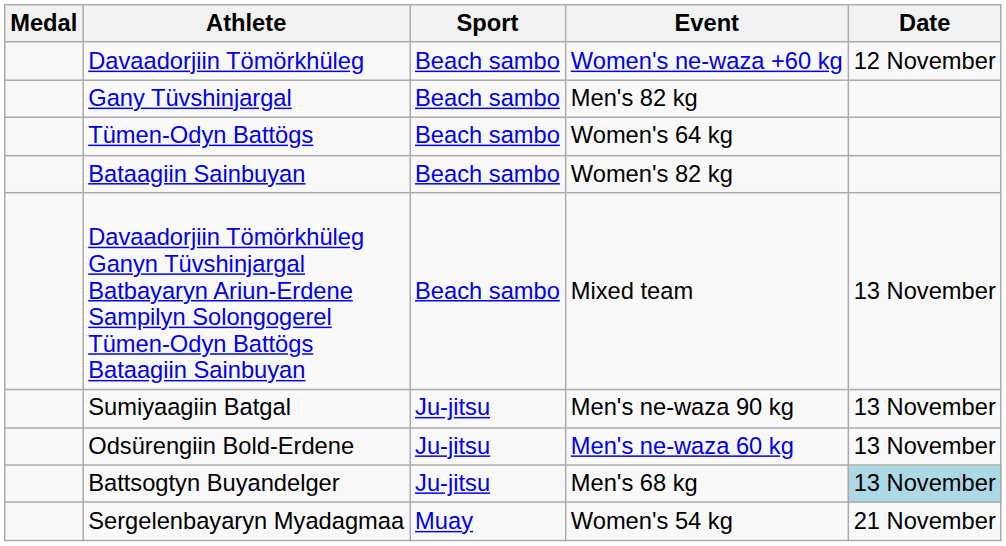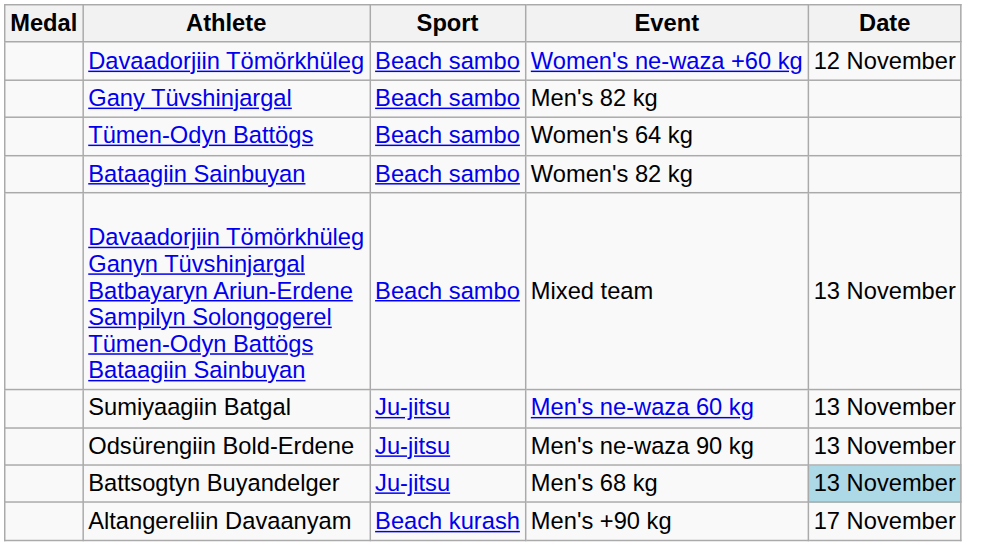(682, 408) Men's ne-waza 90 kg -> (642, 408) Men's ne-waza 60 kg
(682, 446) Men's ne-waza 60 kg -> (642, 446) Men's ne-waza 90 kg
+ row: (220, 521)
- row: (246, 521)
